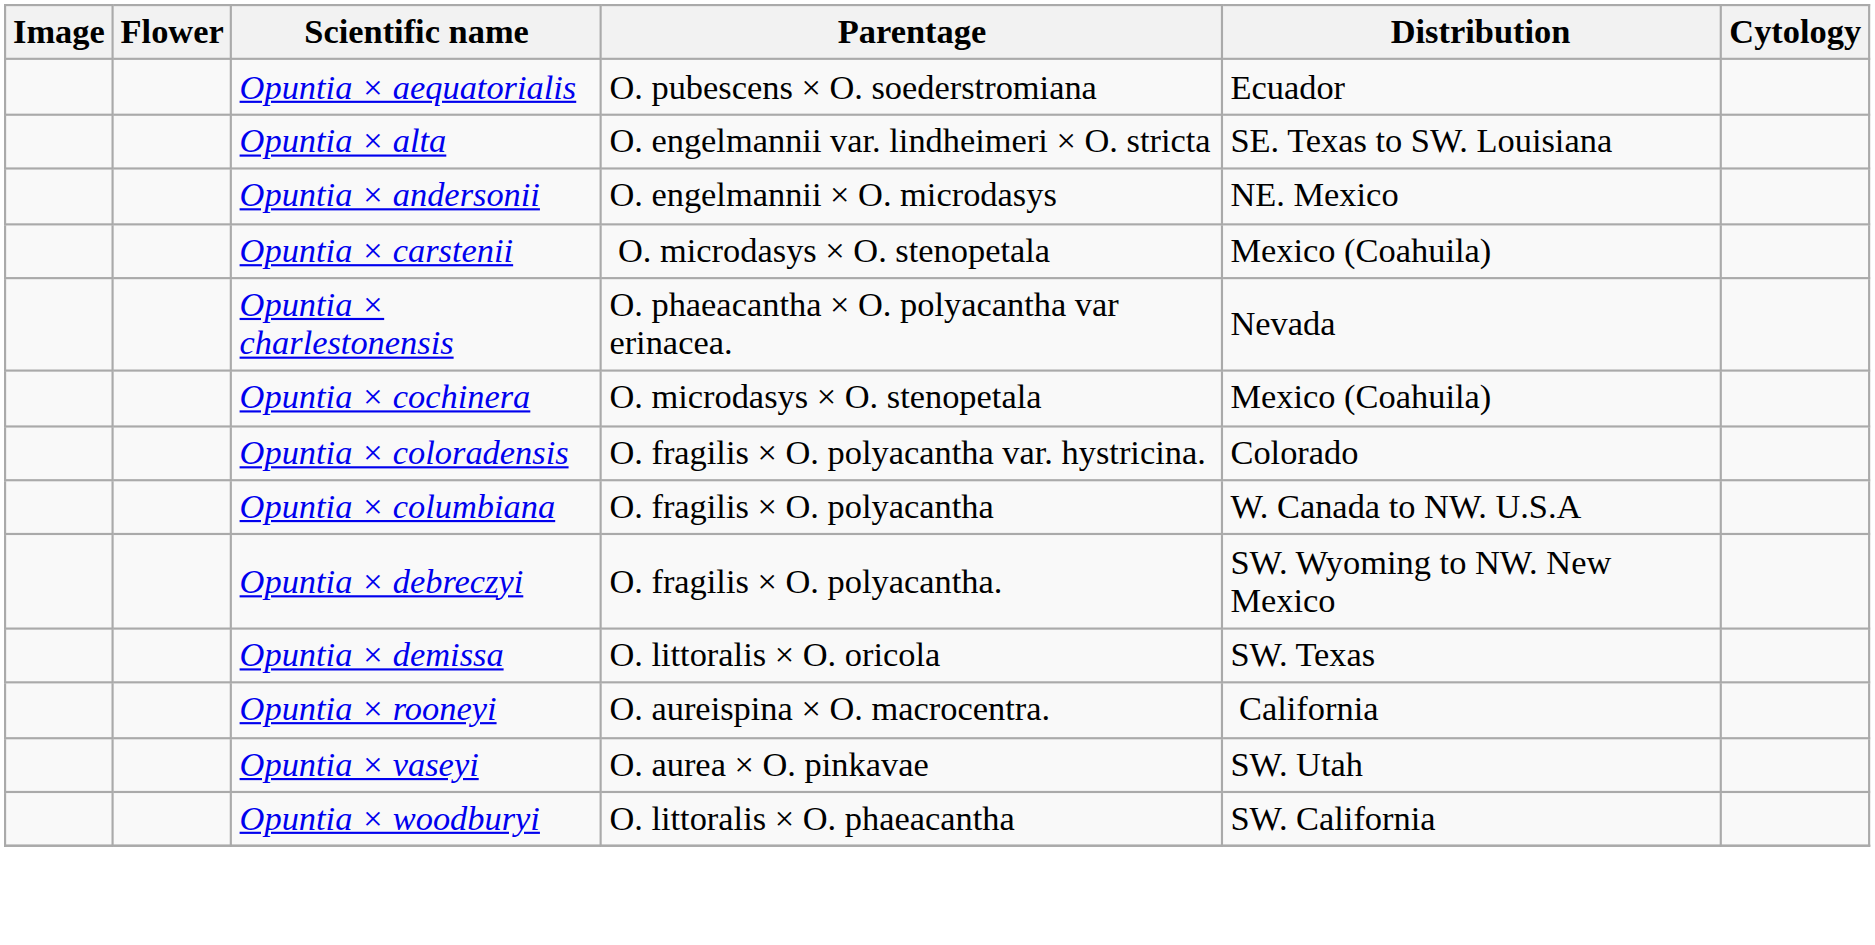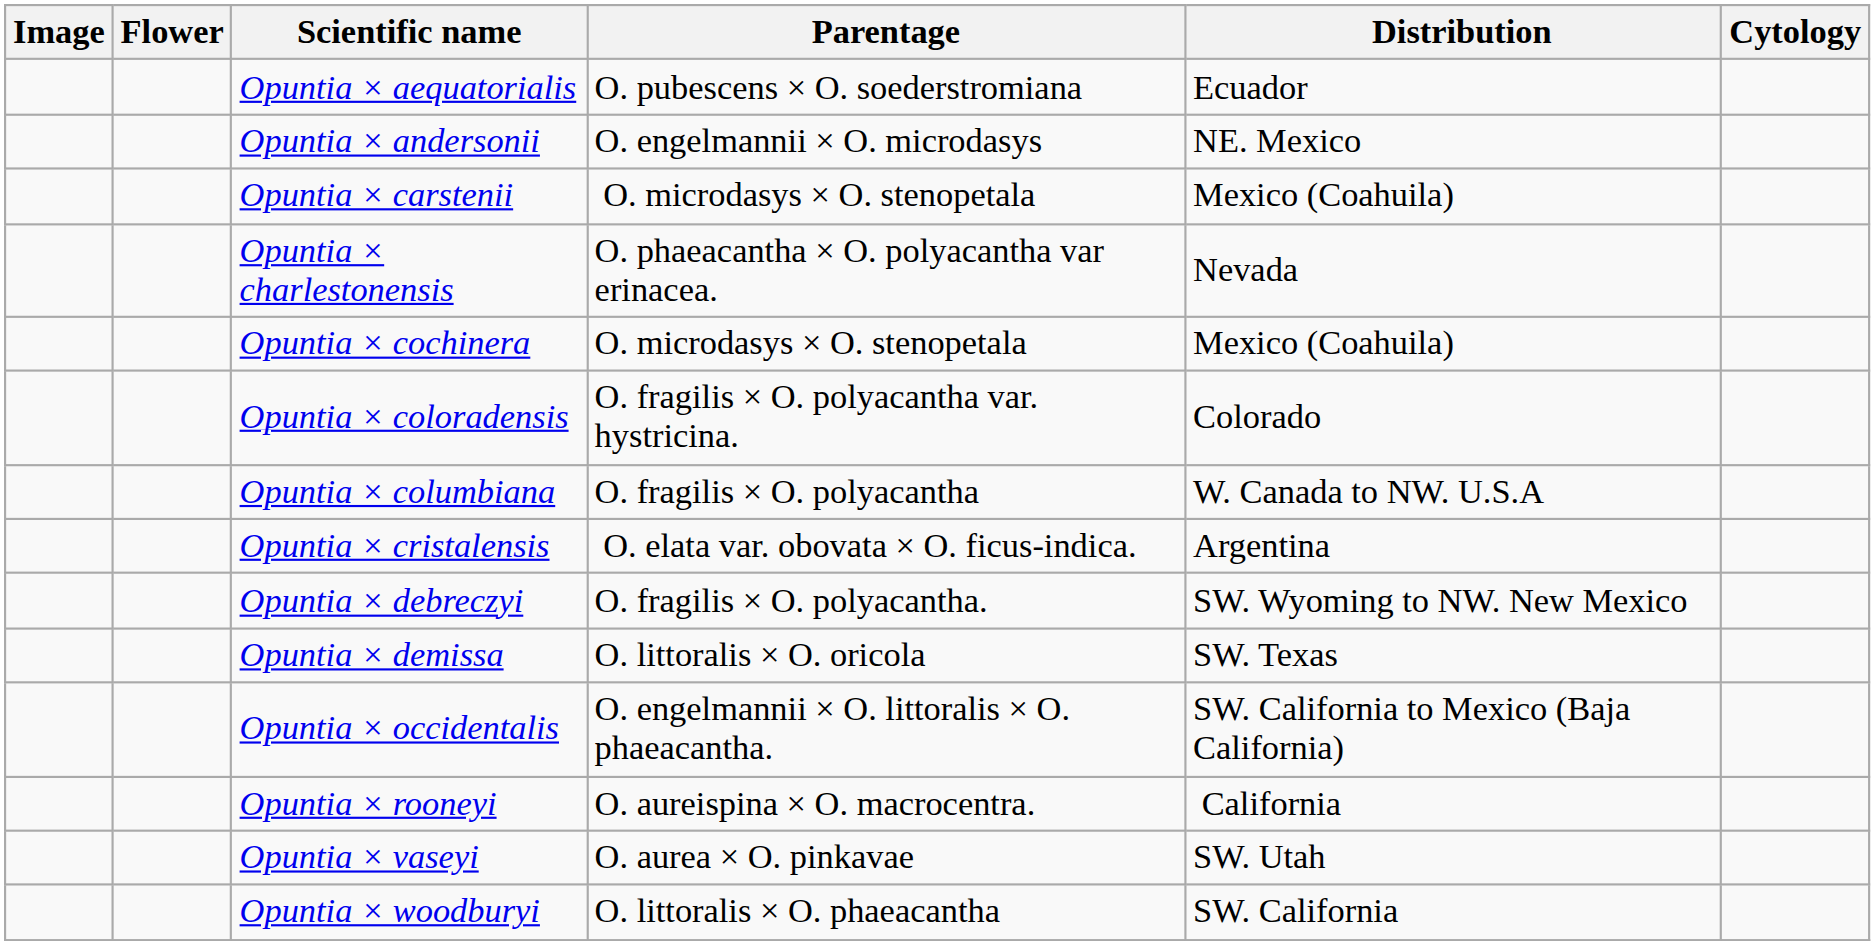- row: (343, 140)
+ row: (395, 545)
+ row: (399, 728)
